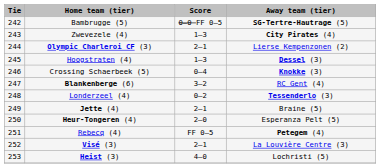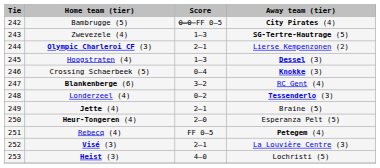(301, 22) SG-Tertre-Hautrage (5) -> (301, 22) City Pirates (4)
(301, 34) City Pirates (4) -> (301, 34) SG-Tertre-Hautrage (5)
